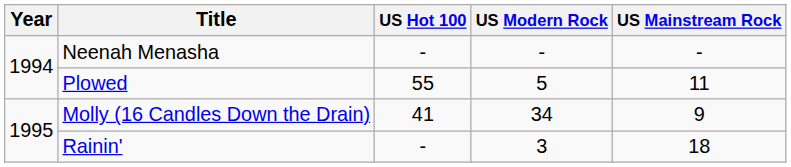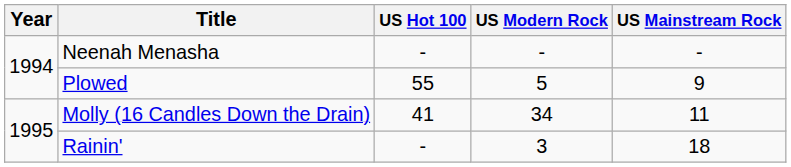(699, 83) 11 -> (699, 83) 9
(699, 114) 9 -> (699, 114) 11
